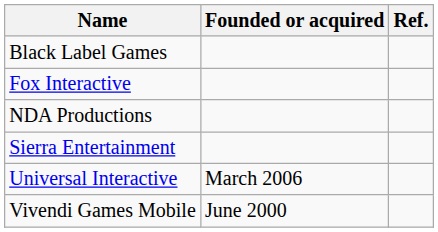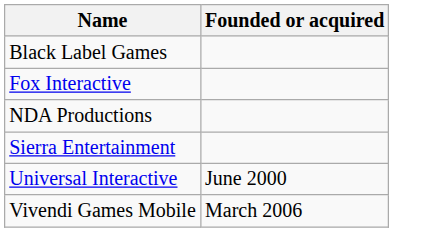- column: (411, 20)
(254, 178) March 2006 -> (246, 178) June 2000
(246, 210) June 2000 -> (254, 210) March 2006
